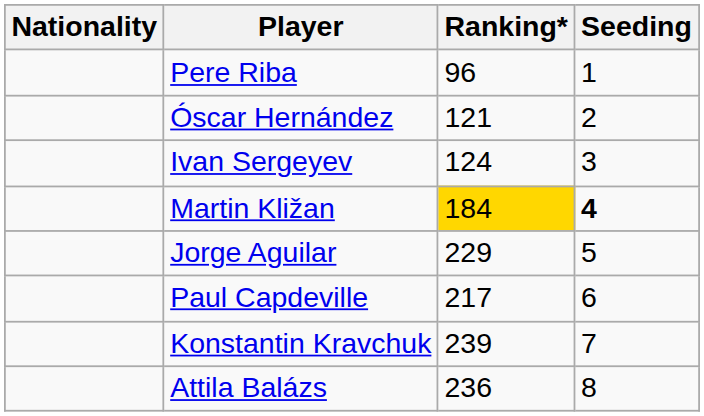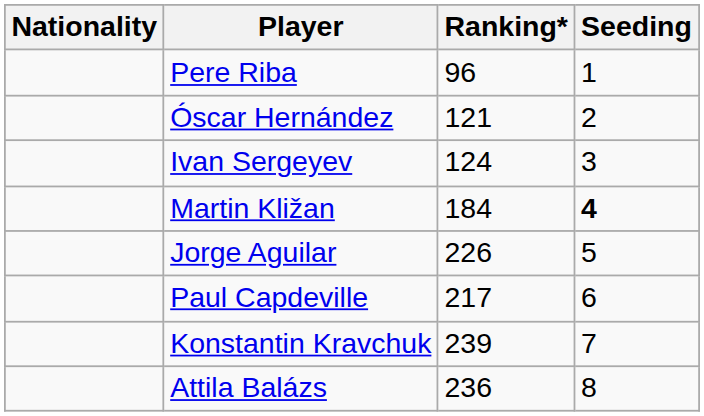(468, 207) gold background -> (468, 207) no background
(468, 252) 229 -> (468, 252) 226
